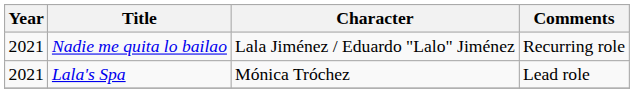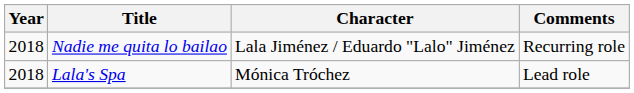(26, 46) 2021 -> (26, 46) 2018
(26, 74) 2021 -> (26, 74) 2018
